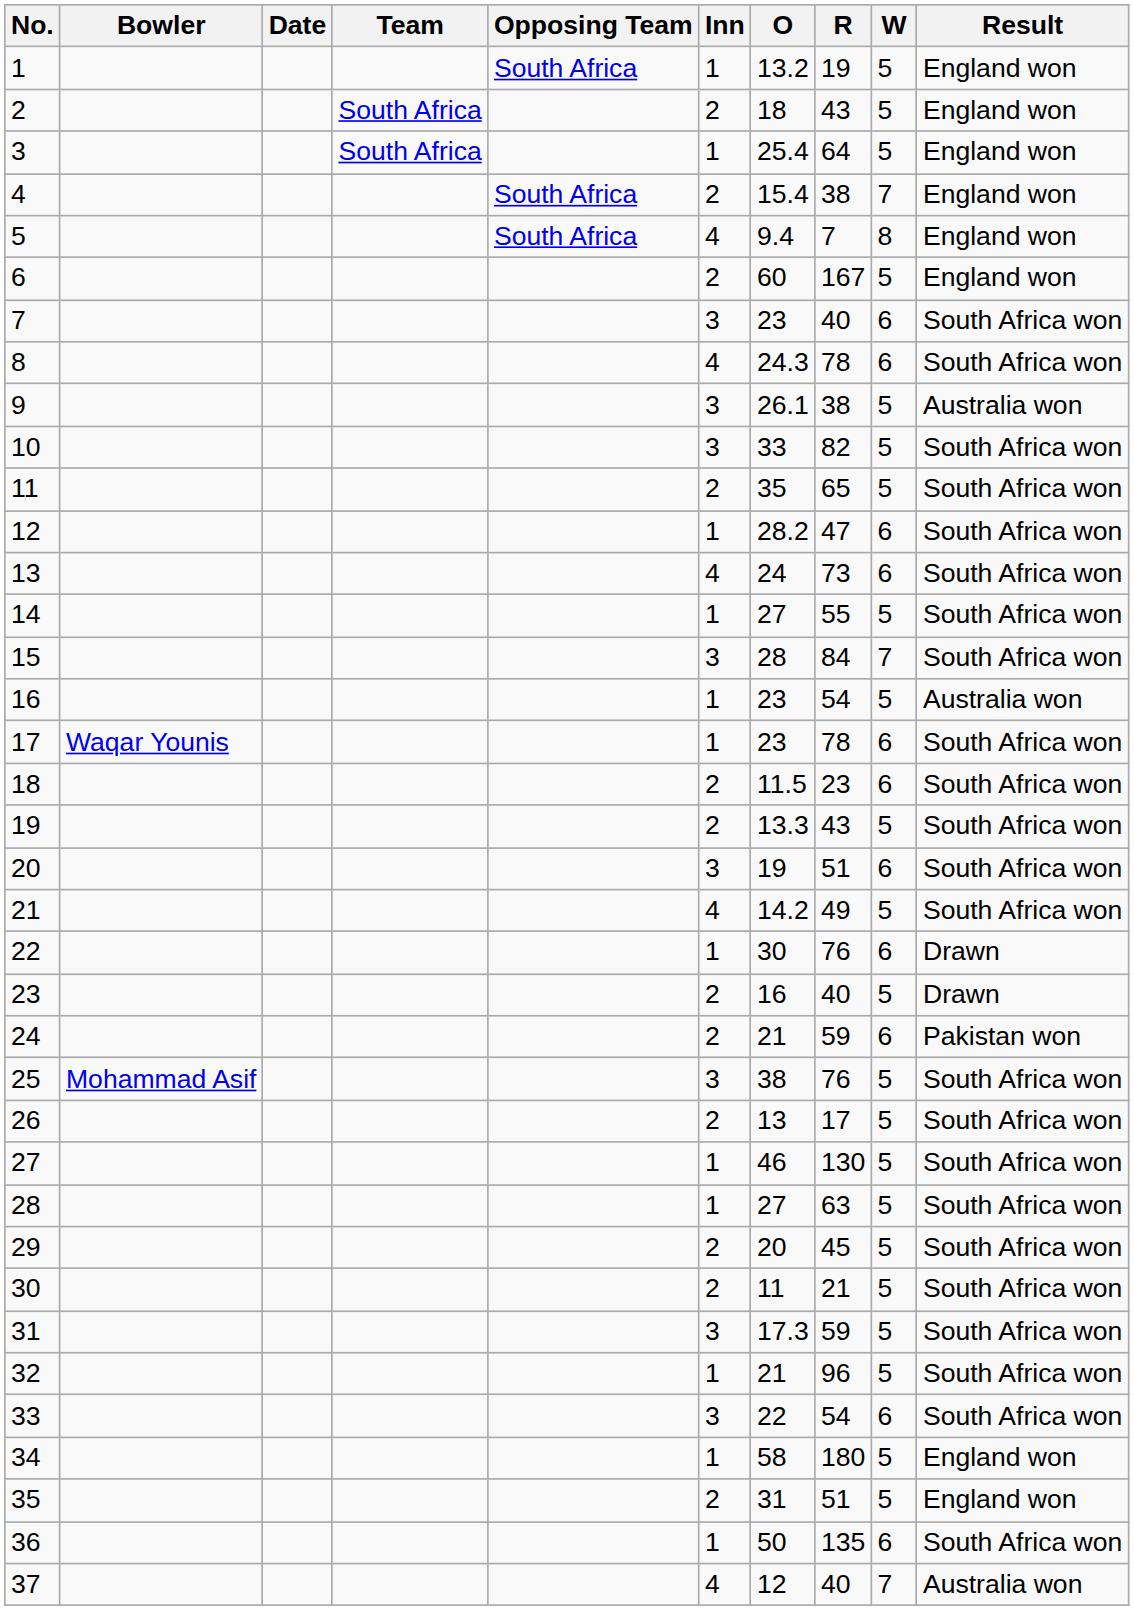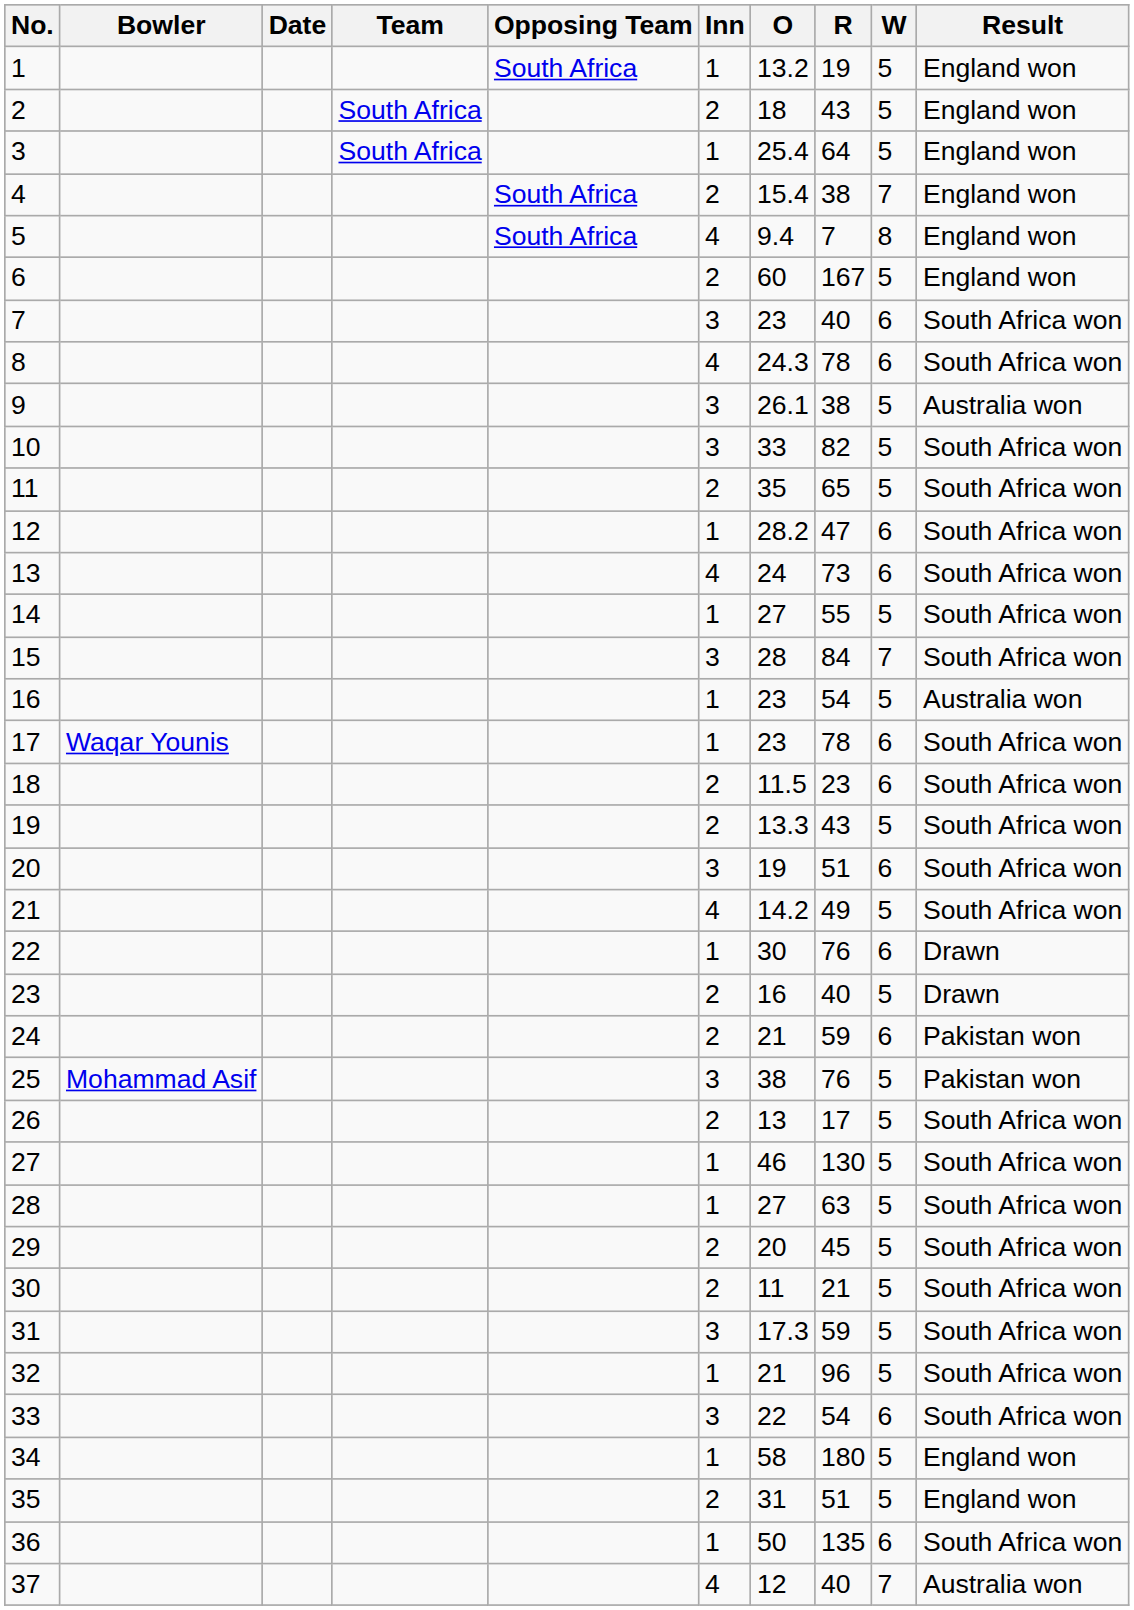(1023, 1078) South Africa won -> (1002, 1078) Pakistan won
